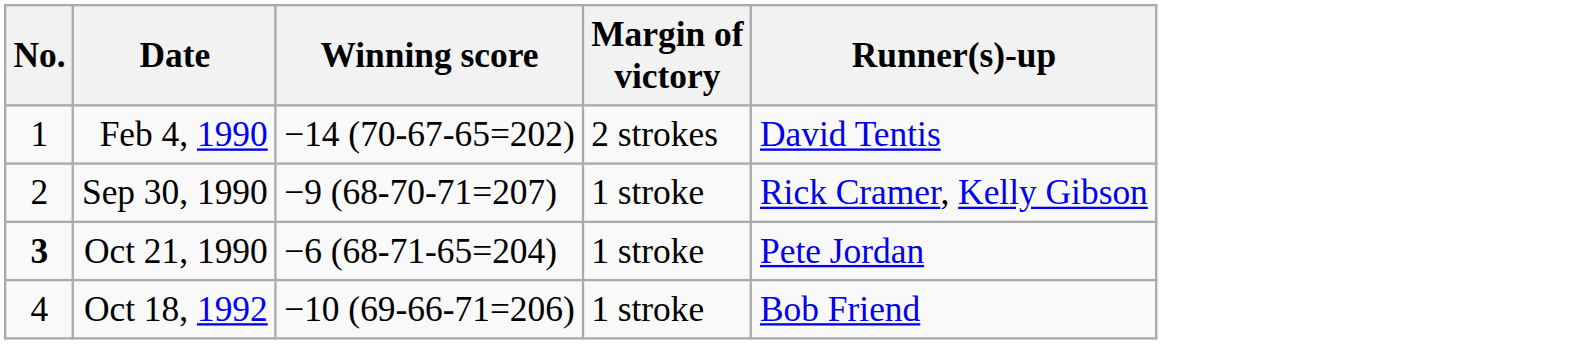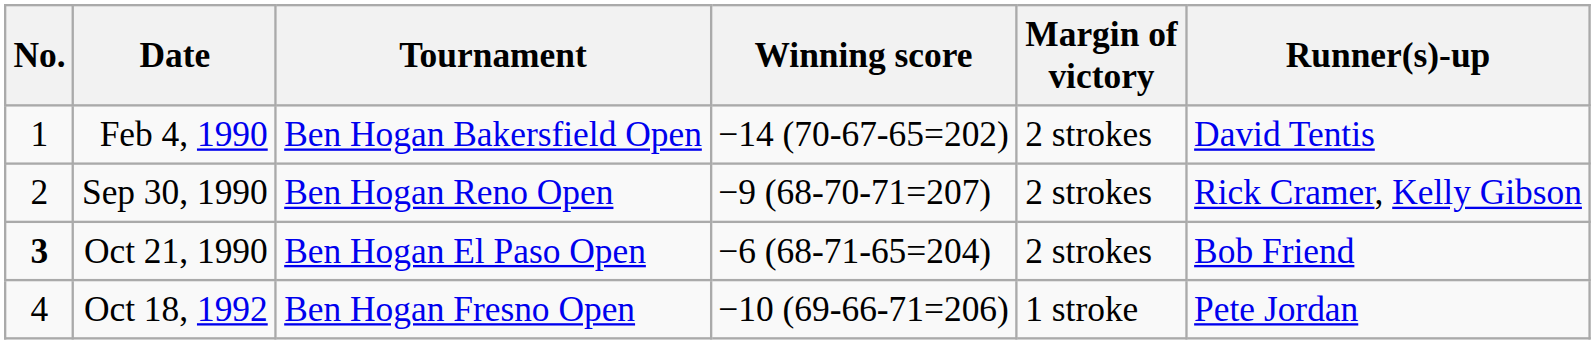+ column: (493, 54)
(648, 192) 1 stroke -> (1089, 192) 2 strokes
(648, 251) 1 stroke -> (1089, 251) 2 strokes
(842, 251) Pete Jordan -> (1274, 251) Bob Friend
(840, 309) Bob Friend -> (1276, 309) Pete Jordan
